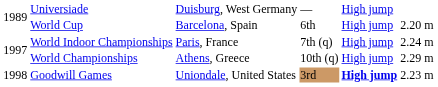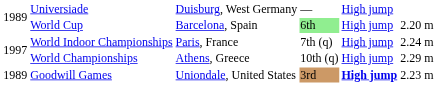(308, 25) no background -> (308, 25) lightgreen background
(15, 75) 1998 -> (15, 75) 1989
